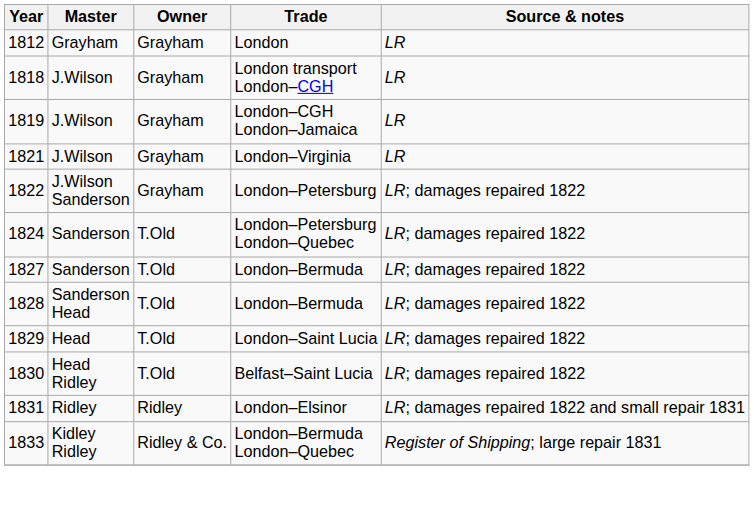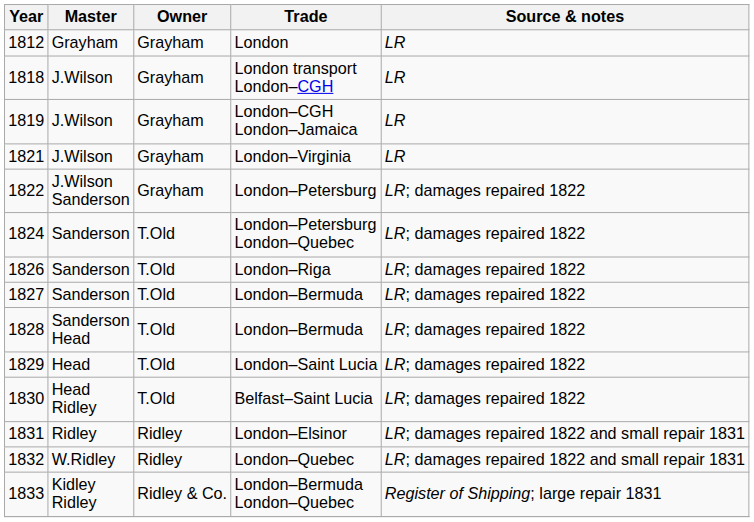+ row: (26, 269)
+ row: (26, 459)
